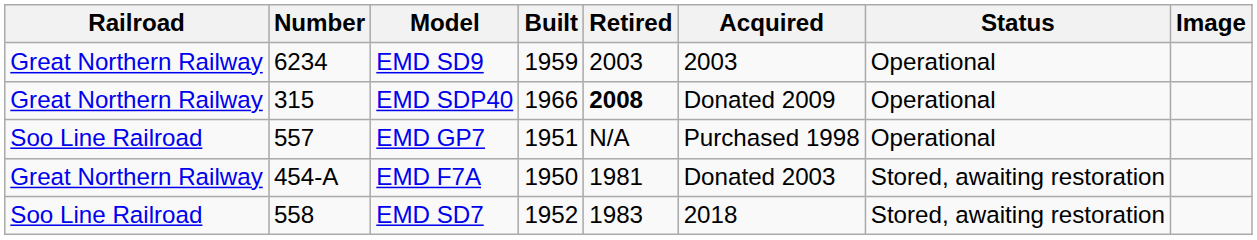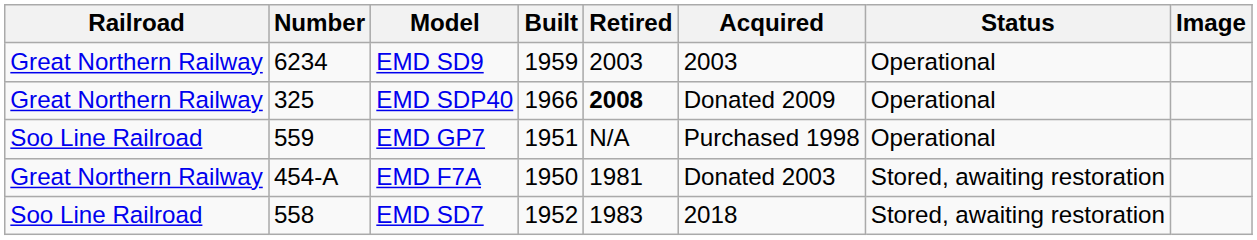(294, 100) 315 -> (294, 100) 325
(294, 138) 557 -> (294, 138) 559
